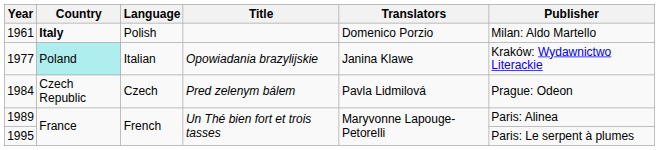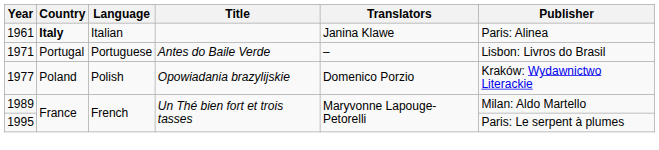(140, 33) Polish -> (107, 33) Italian
(388, 33) Domenico Porzio -> (359, 33) Janina Klawe
(544, 33) Milan: Aldo Martello -> (515, 33) Paris: Alinea
+ row: (20, 52)
(58, 58) paleturquoise background -> (58, 77) no background
(140, 58) Italian -> (107, 77) Polish
(378, 58) Janina Klawe -> (369, 77) Domenico Porzio
- row: (20, 91)
(525, 117) Paris: Alinea -> (534, 103) Milan: Aldo Martello
